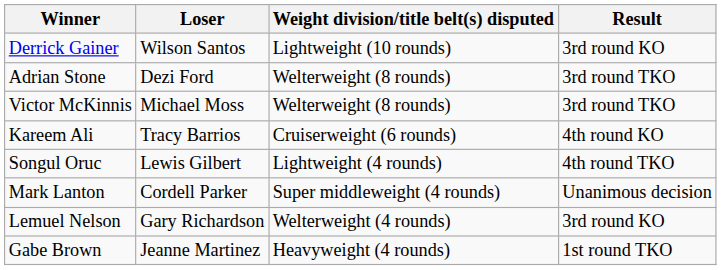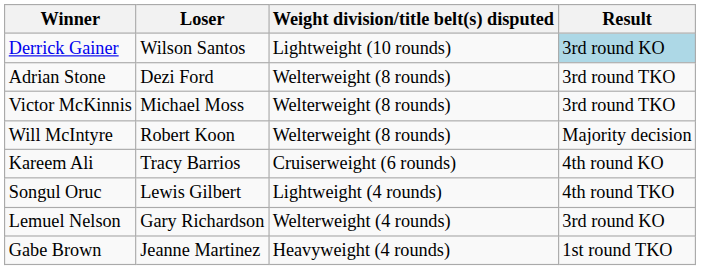(614, 47) no background -> (614, 47) lightblue background
+ row: (61, 134)
- row: (57, 192)
